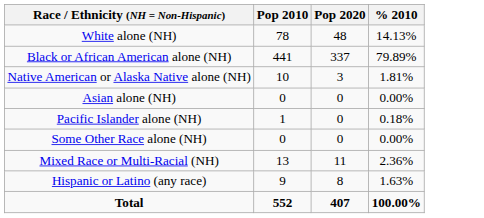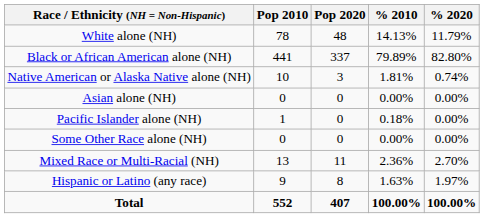+ column: (452, 14)
